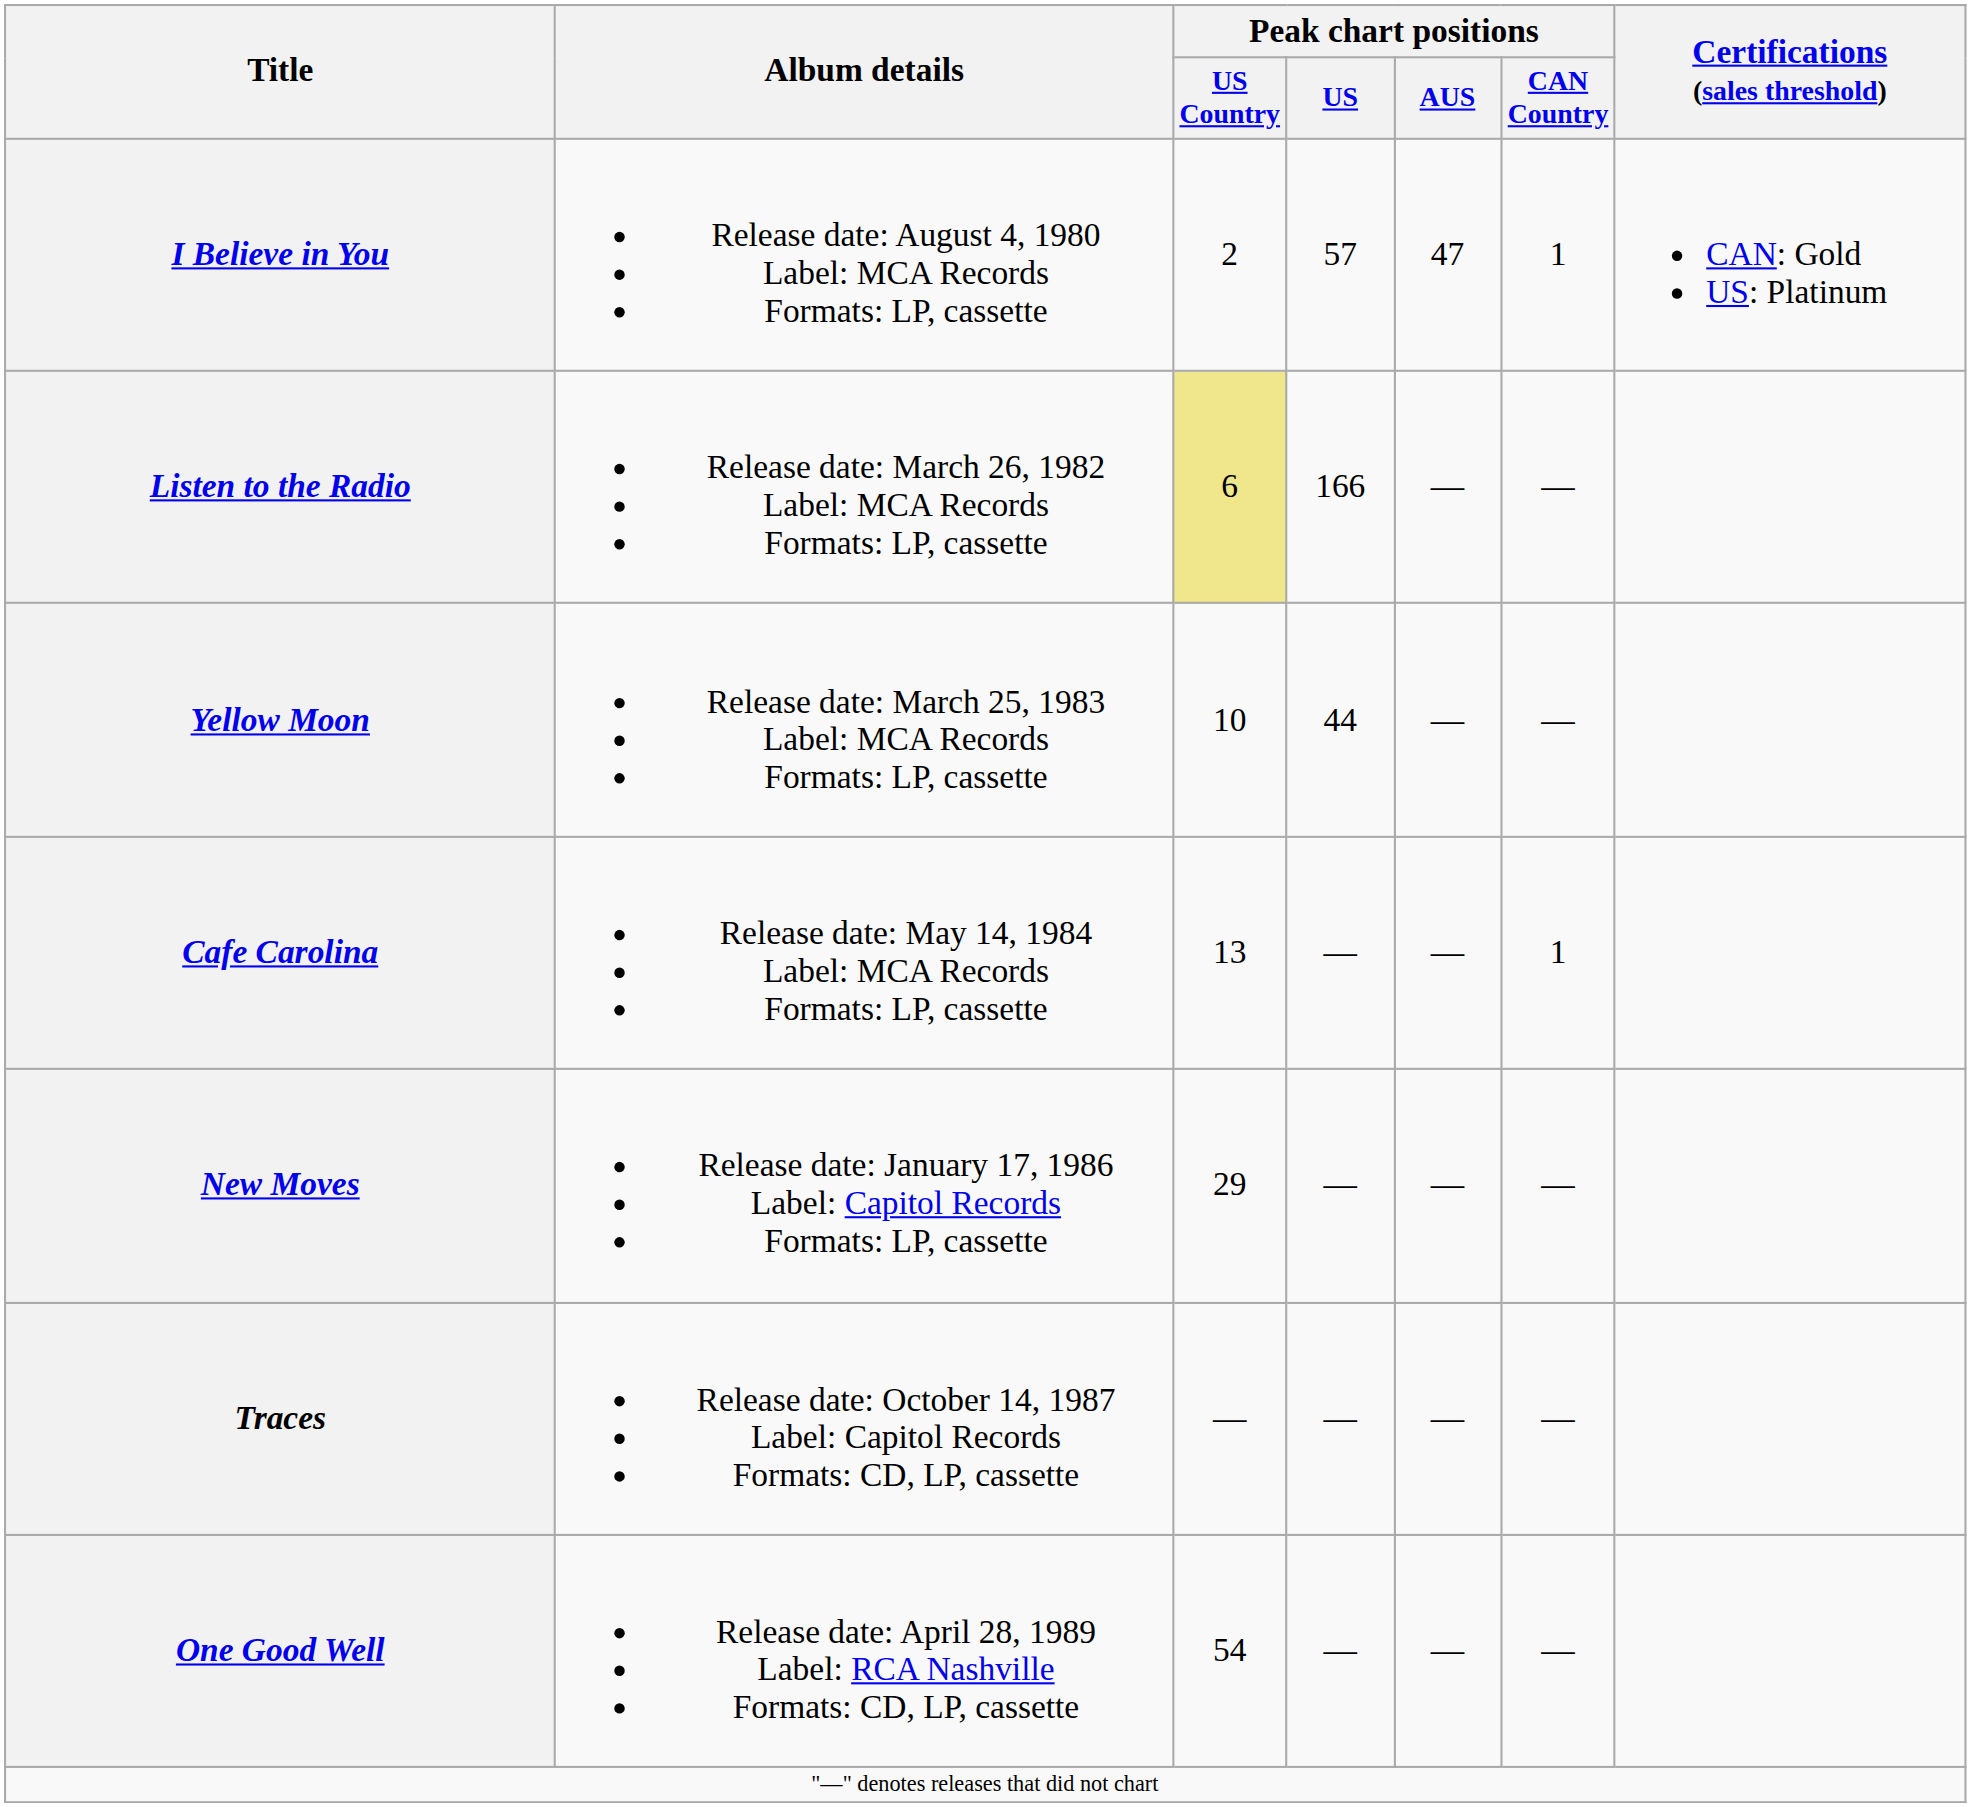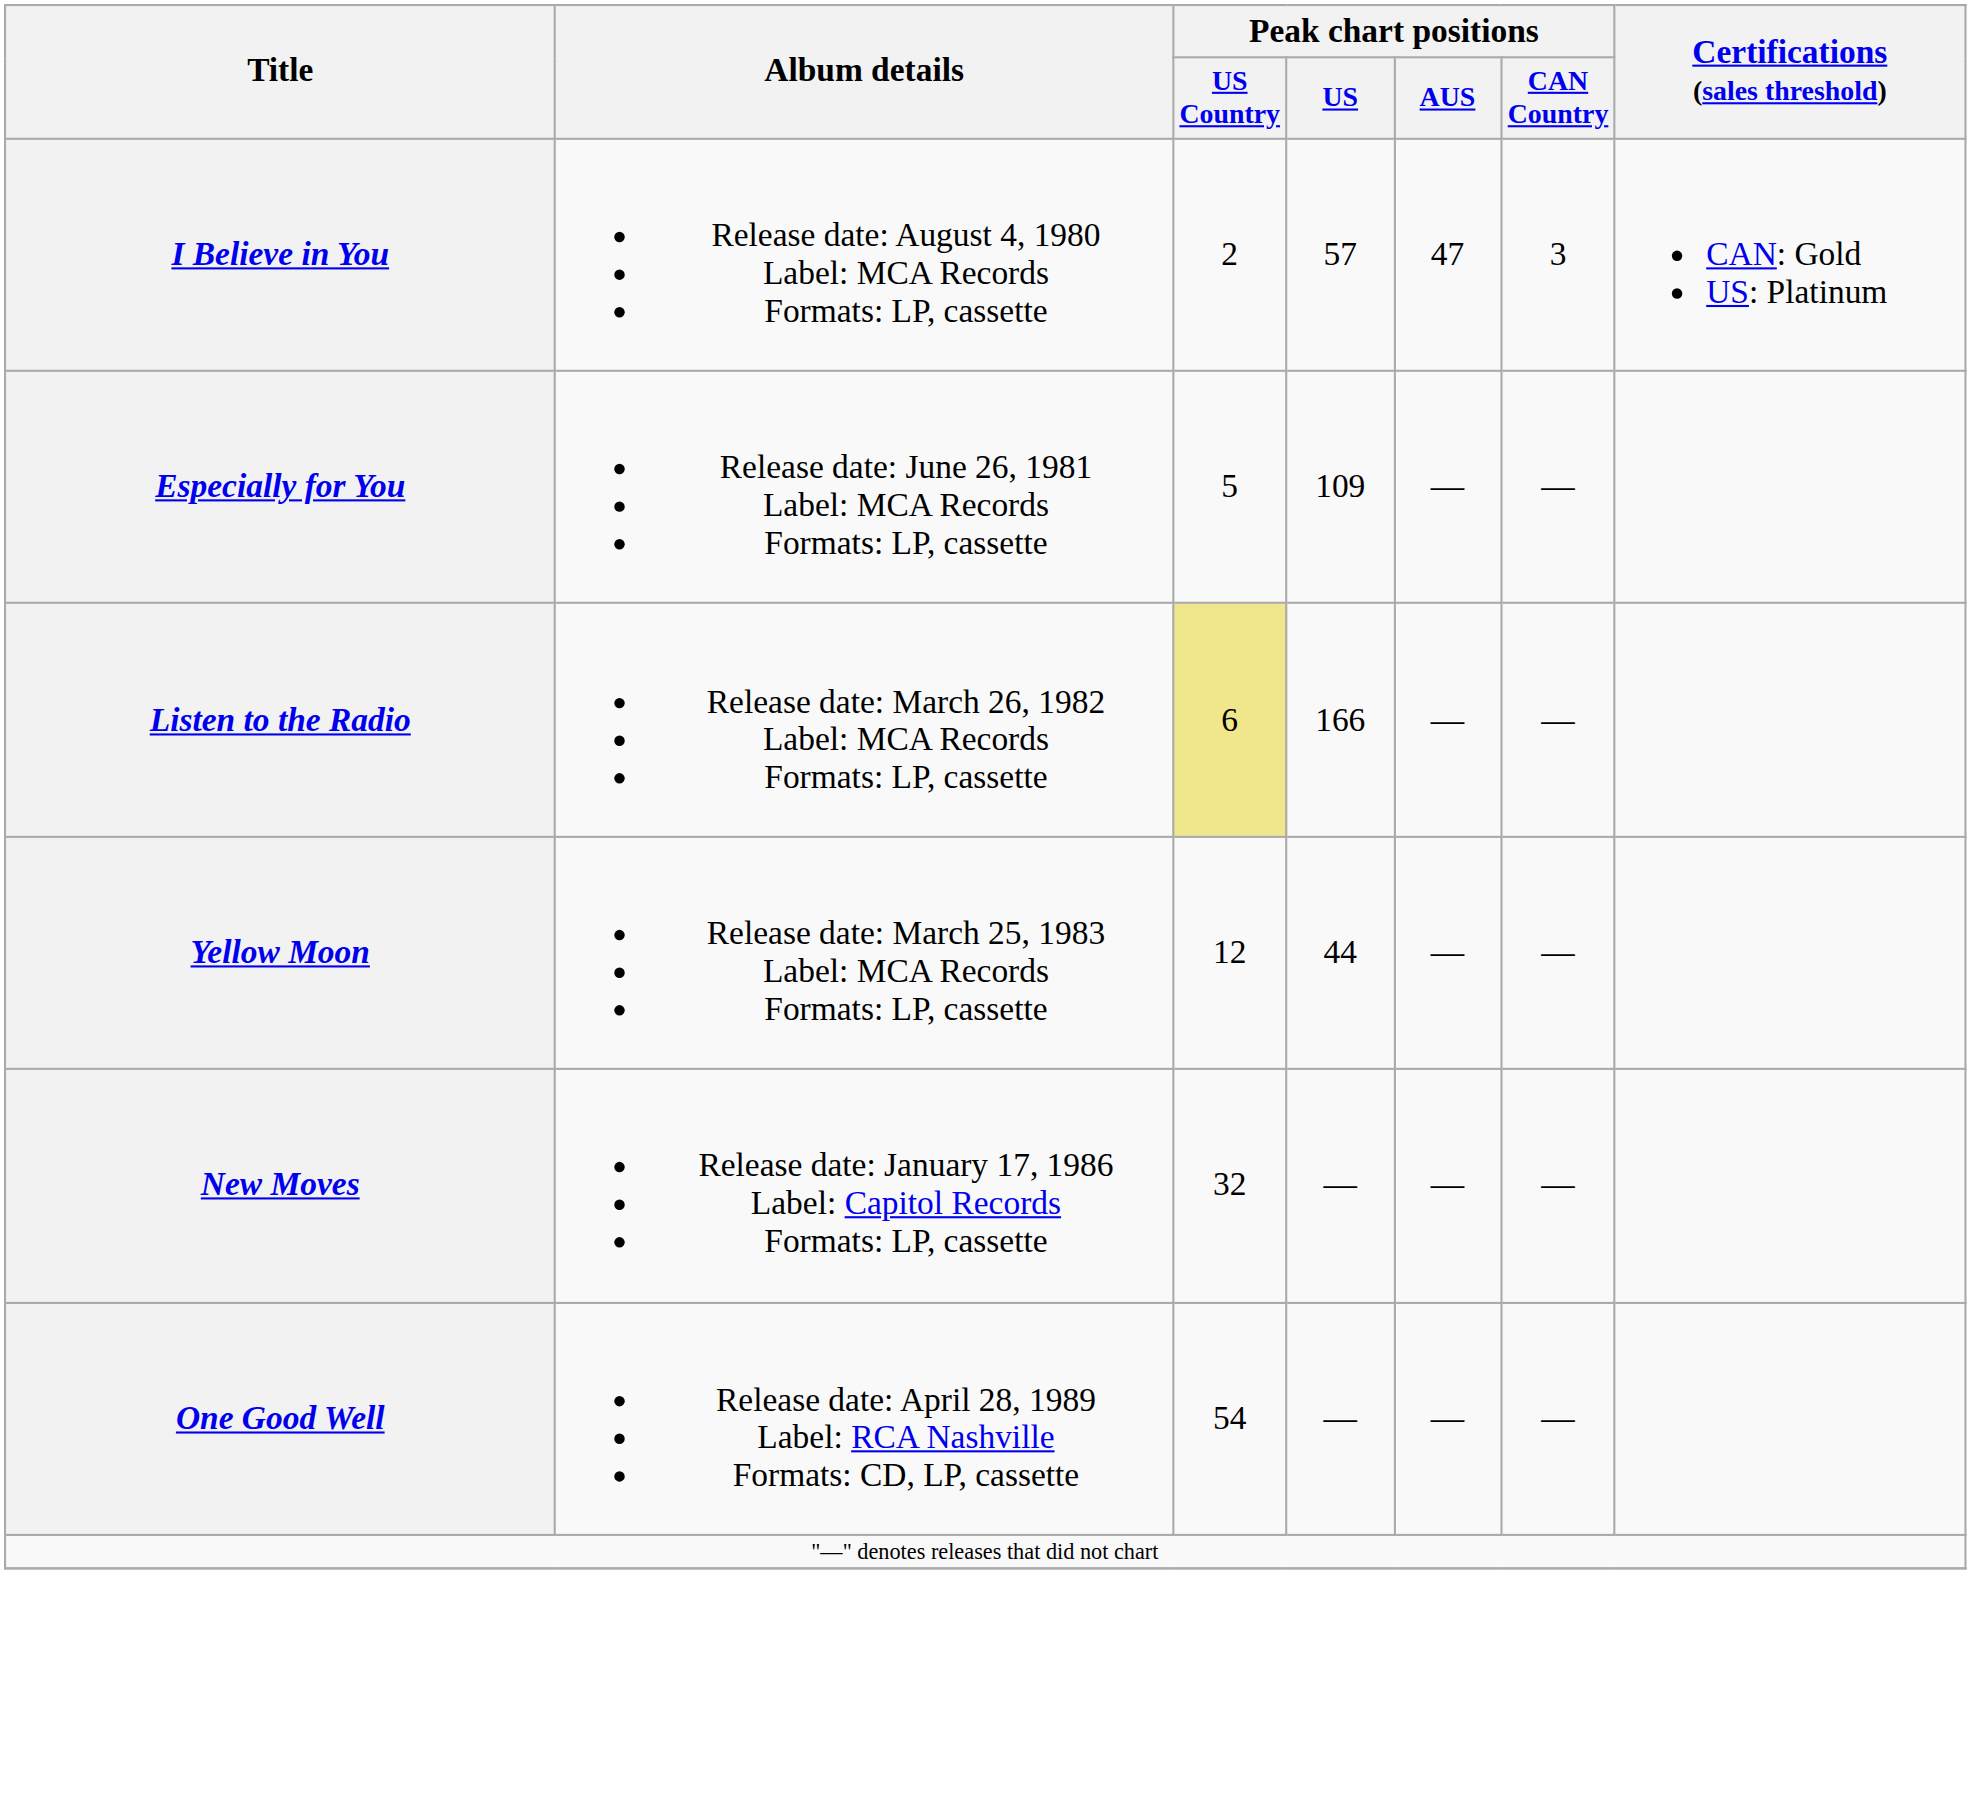(1558, 253) 1 -> (1558, 253) 3
+ row: (280, 486)
(1230, 719) 10 -> (1230, 952) 12
- row: (280, 952)
(1230, 1185) 29 -> (1230, 1185) 32
- row: (280, 1417)
